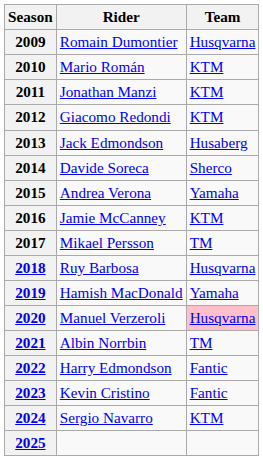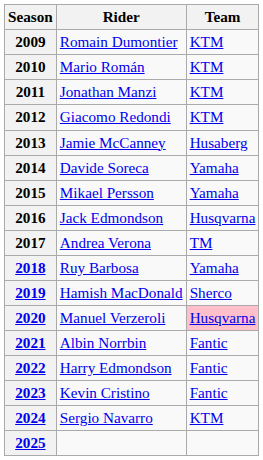(223, 42) Husqvarna -> (207, 42) KTM
(112, 142) Jack Edmondson -> (113, 142) Jamie McCanney
(211, 167) Sherco -> (214, 167) Yamaha
(105, 192) Andrea Verona -> (107, 192) Mikael Persson
(113, 217) Jamie McCanney -> (112, 217) Jack Edmondson
(207, 217) KTM -> (223, 217) Husqvarna
(107, 242) Mikael Persson -> (105, 242) Andrea Verona
(223, 267) Husqvarna -> (214, 267) Yamaha
(214, 292) Yamaha -> (211, 292) Sherco
(201, 343) TM -> (209, 343) Fantic
